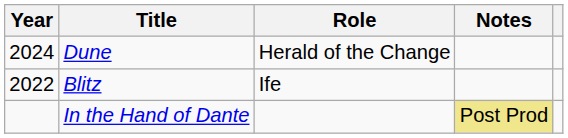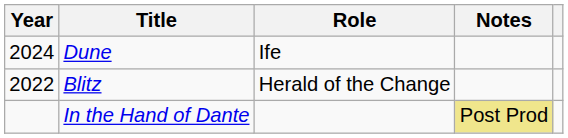(355, 52) Herald of the Change -> (270, 52) Ife
(270, 84) Ife -> (355, 84) Herald of the Change
